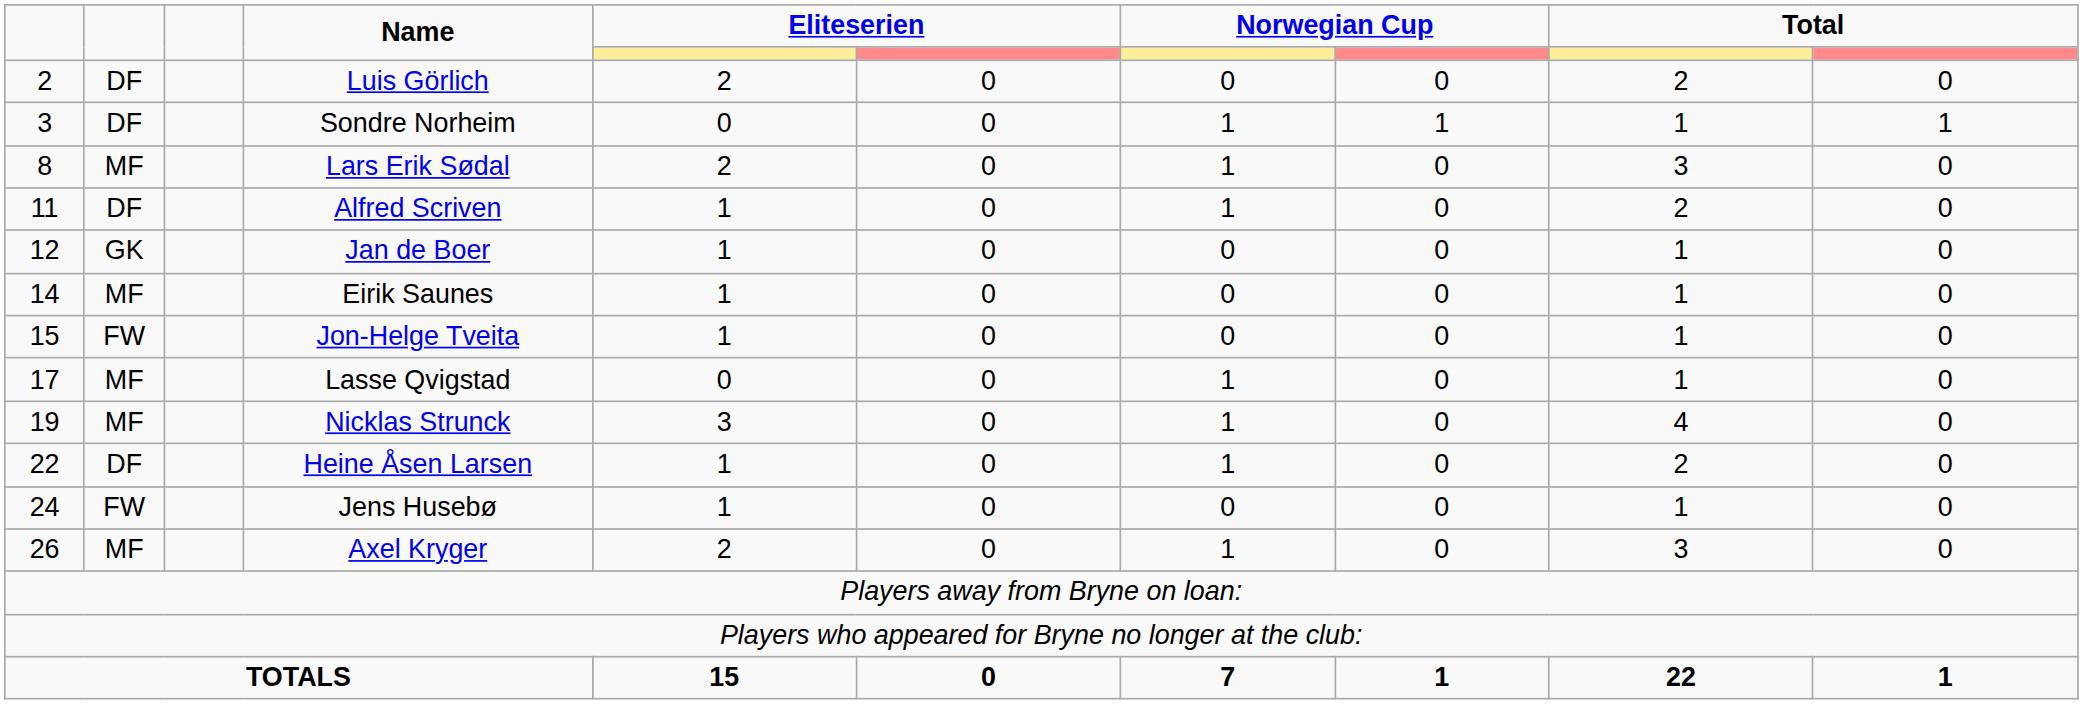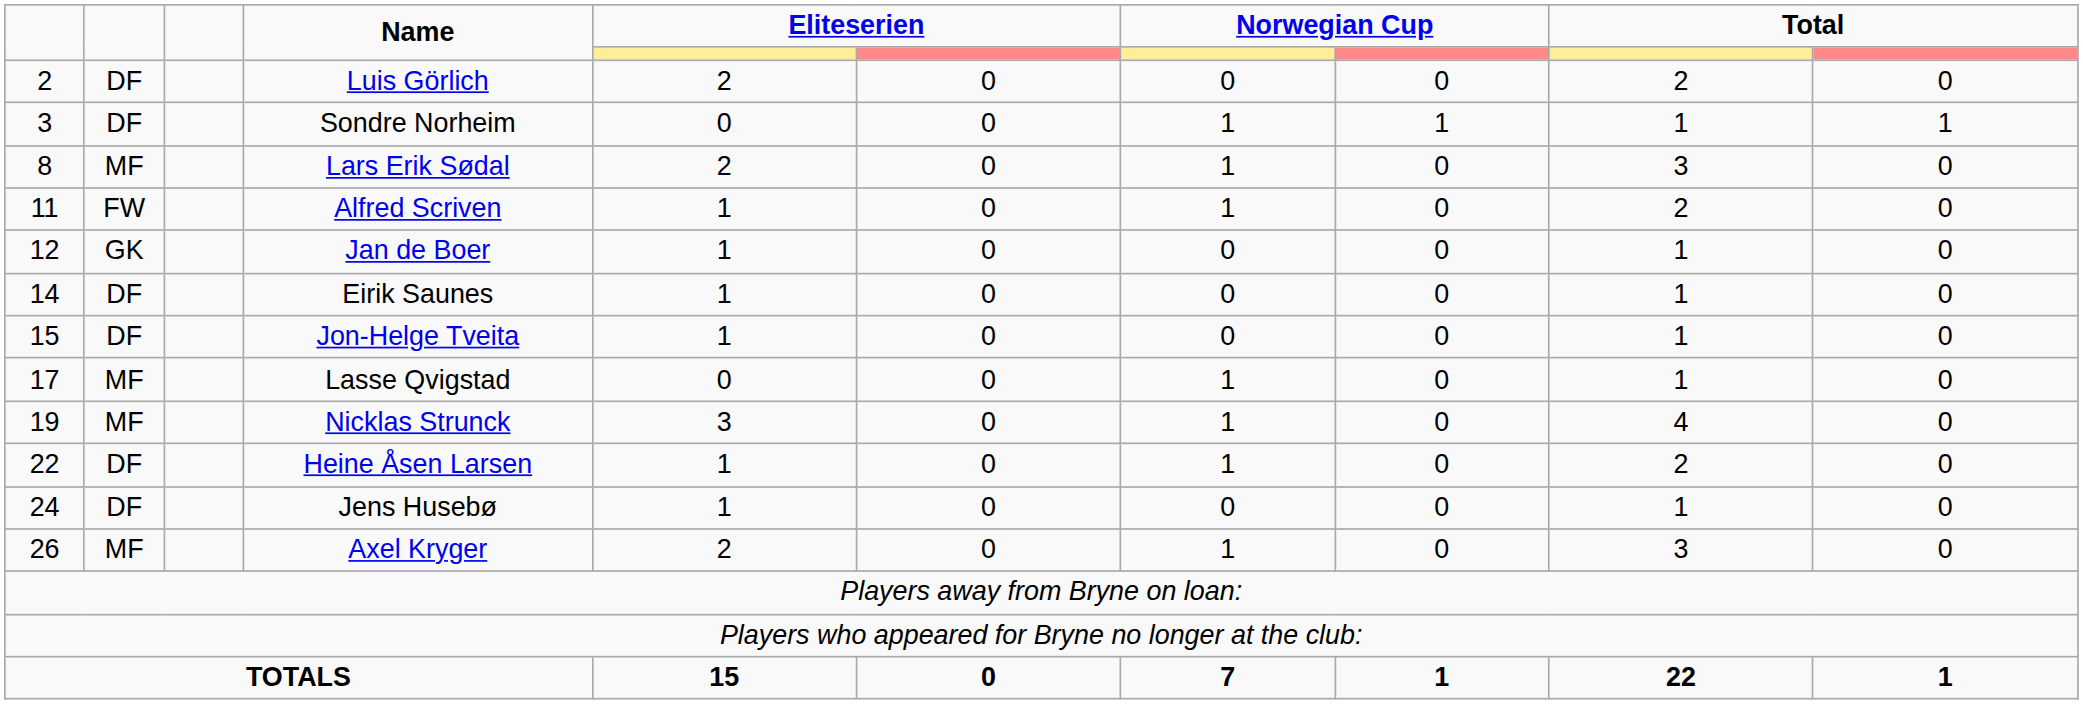(124, 208) DF -> (124, 208) FW
(124, 293) MF -> (124, 293) DF
(124, 336) FW -> (124, 336) DF
(124, 507) FW -> (124, 507) DF
